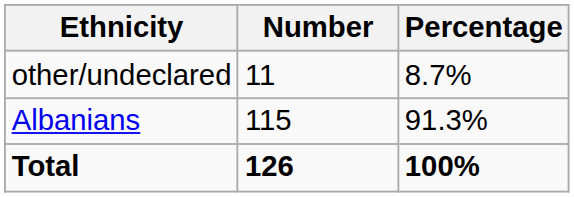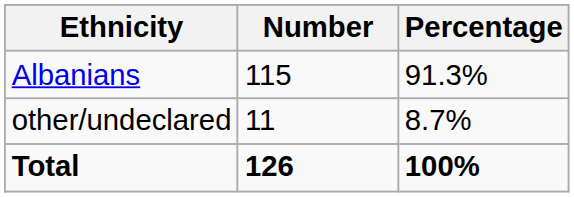rows swapped: (76, 120) <-> (122, 74)
